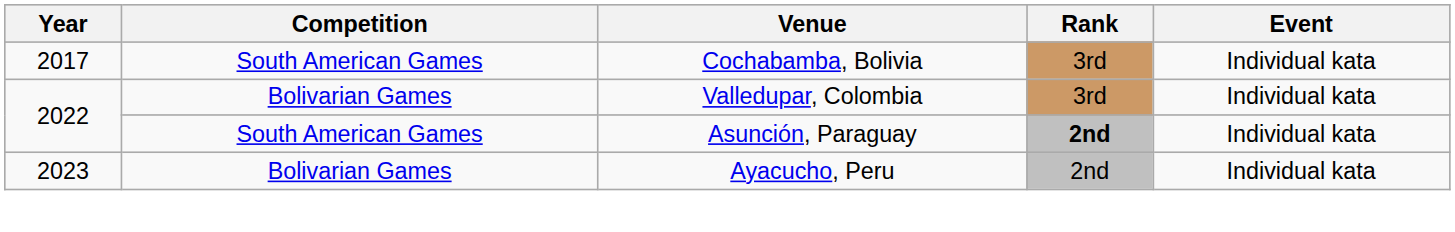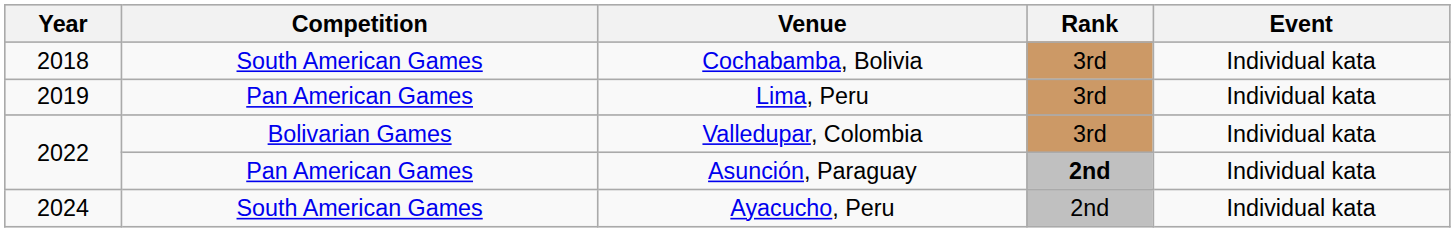(63, 60) 2017 -> (63, 60) 2018
+ row: (812, 97)
(360, 134) South American Games -> (360, 171) Pan American Games
(63, 171) 2023 -> (63, 208) 2024
(360, 171) Bolivarian Games -> (360, 208) South American Games
